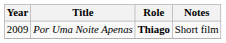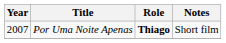(18, 30) 2009 -> (18, 30) 2007
